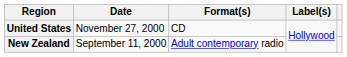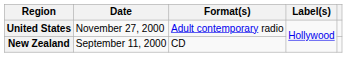(178, 28) CD -> (227, 28) Adult contemporary radio
(227, 44) Adult contemporary radio -> (178, 44) CD
